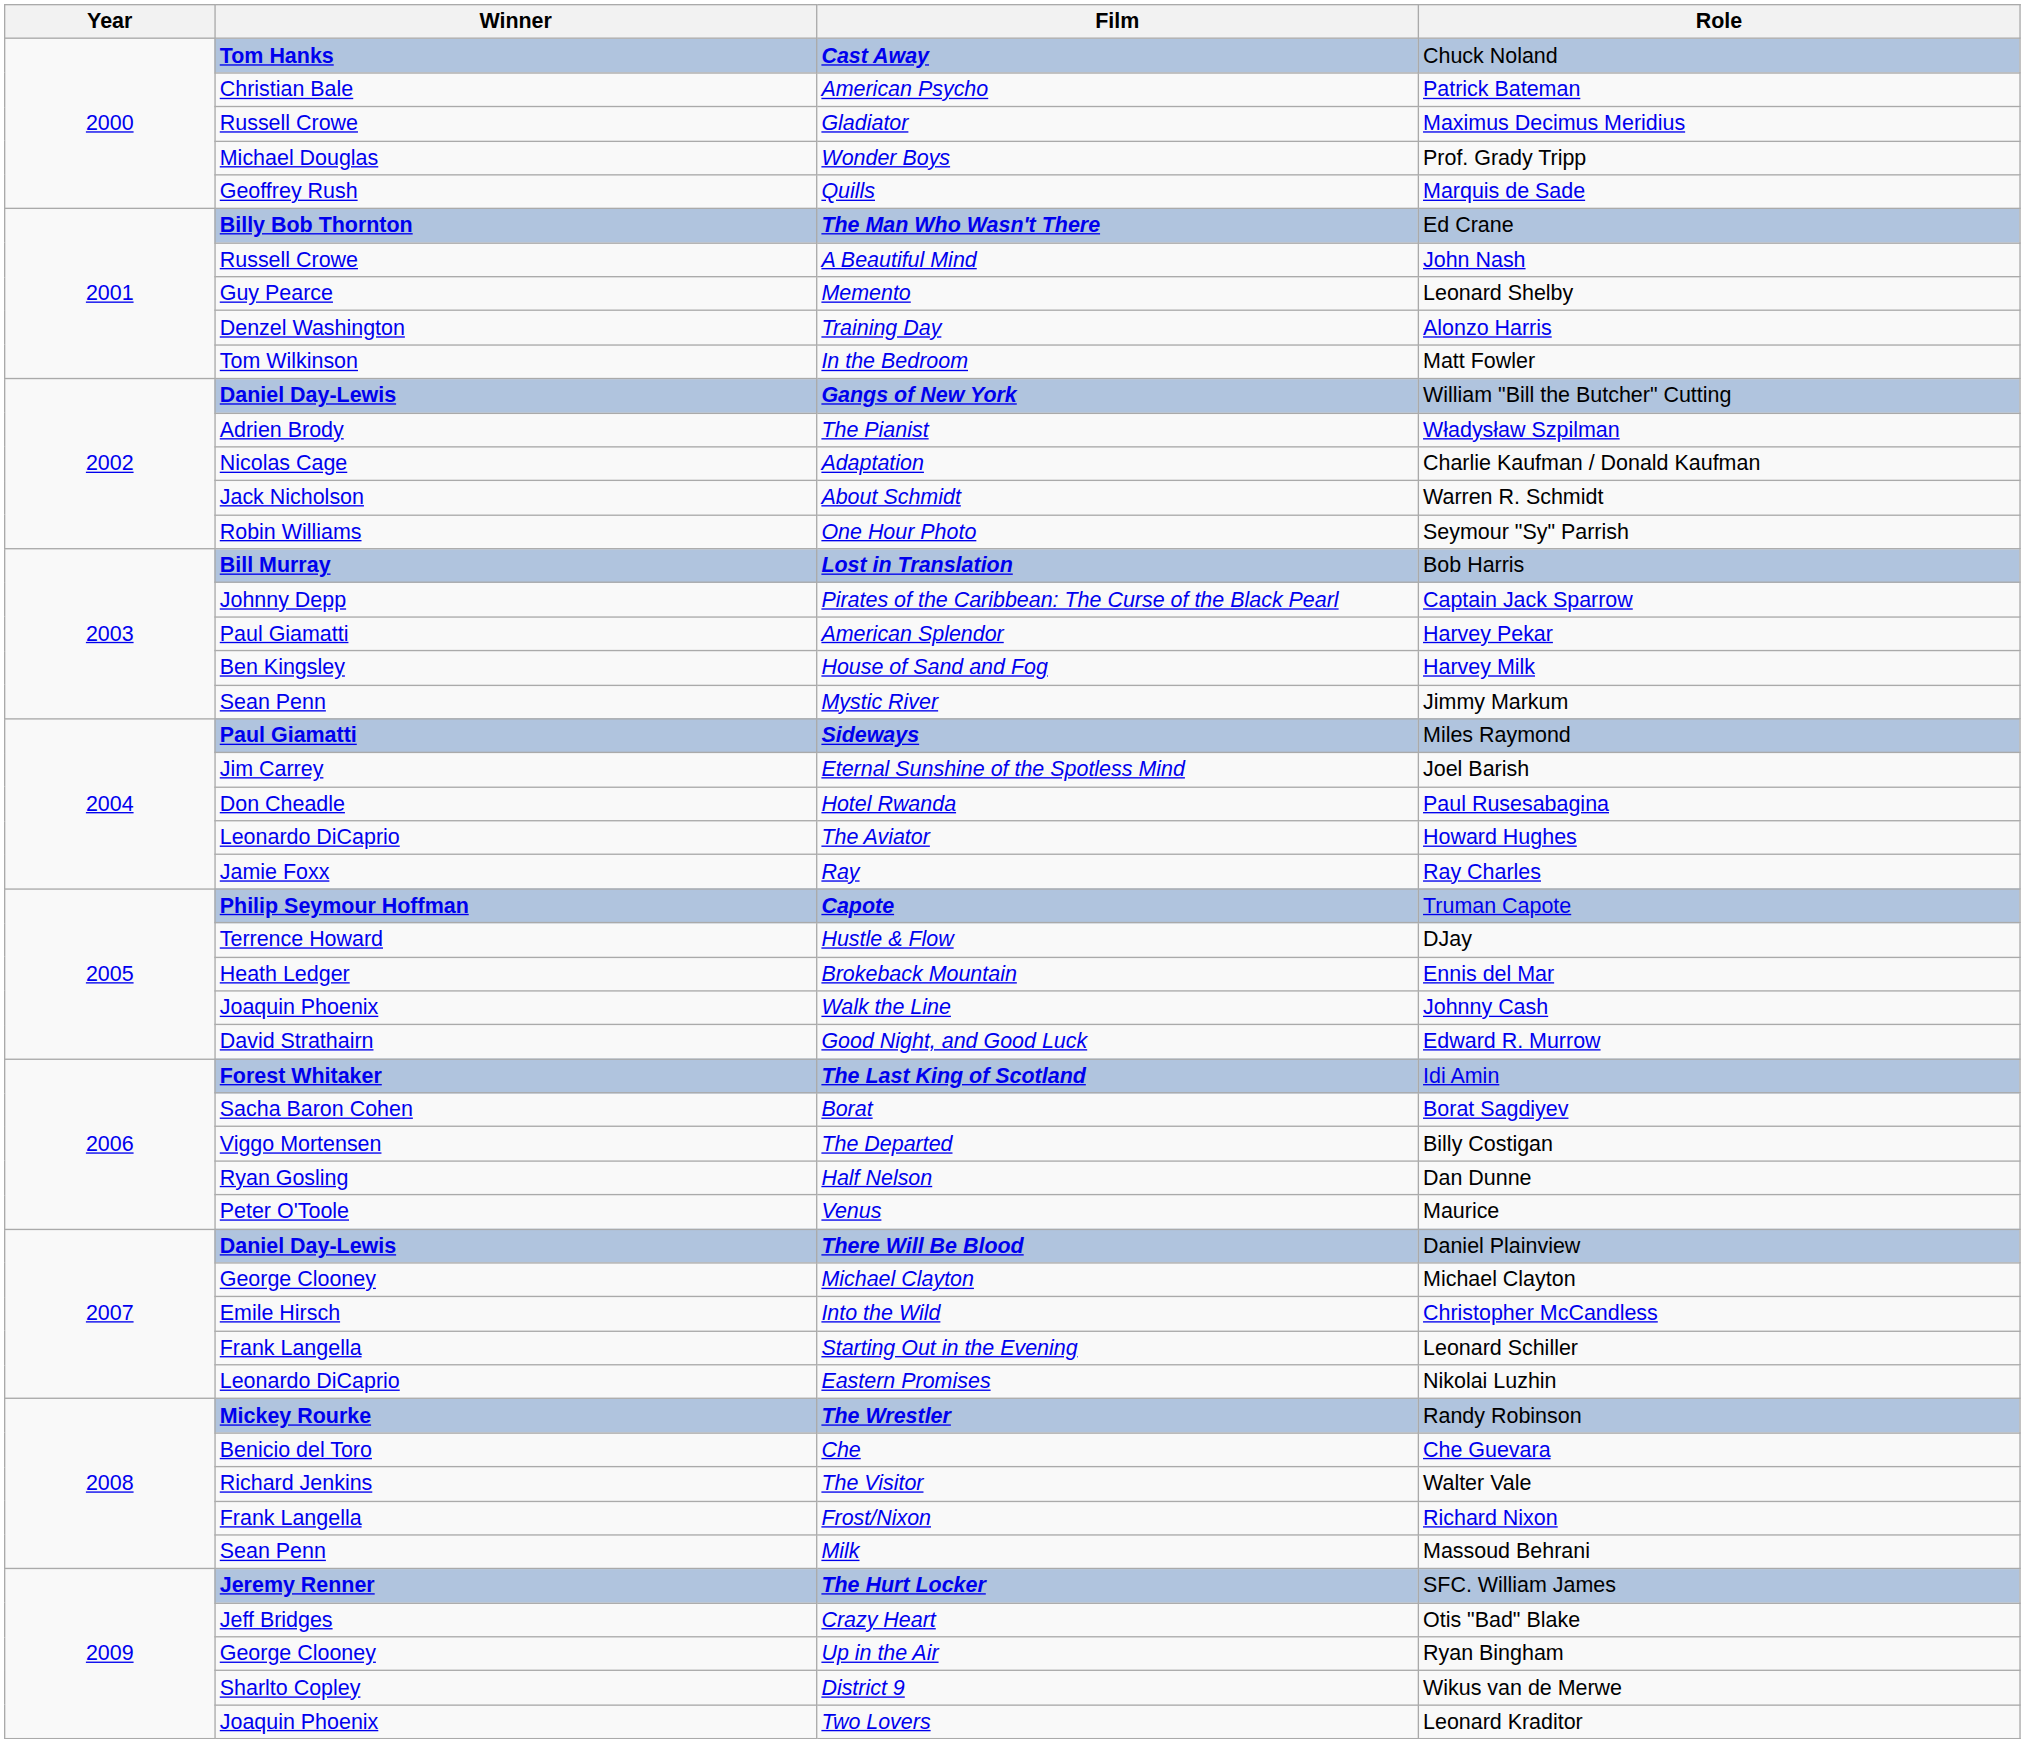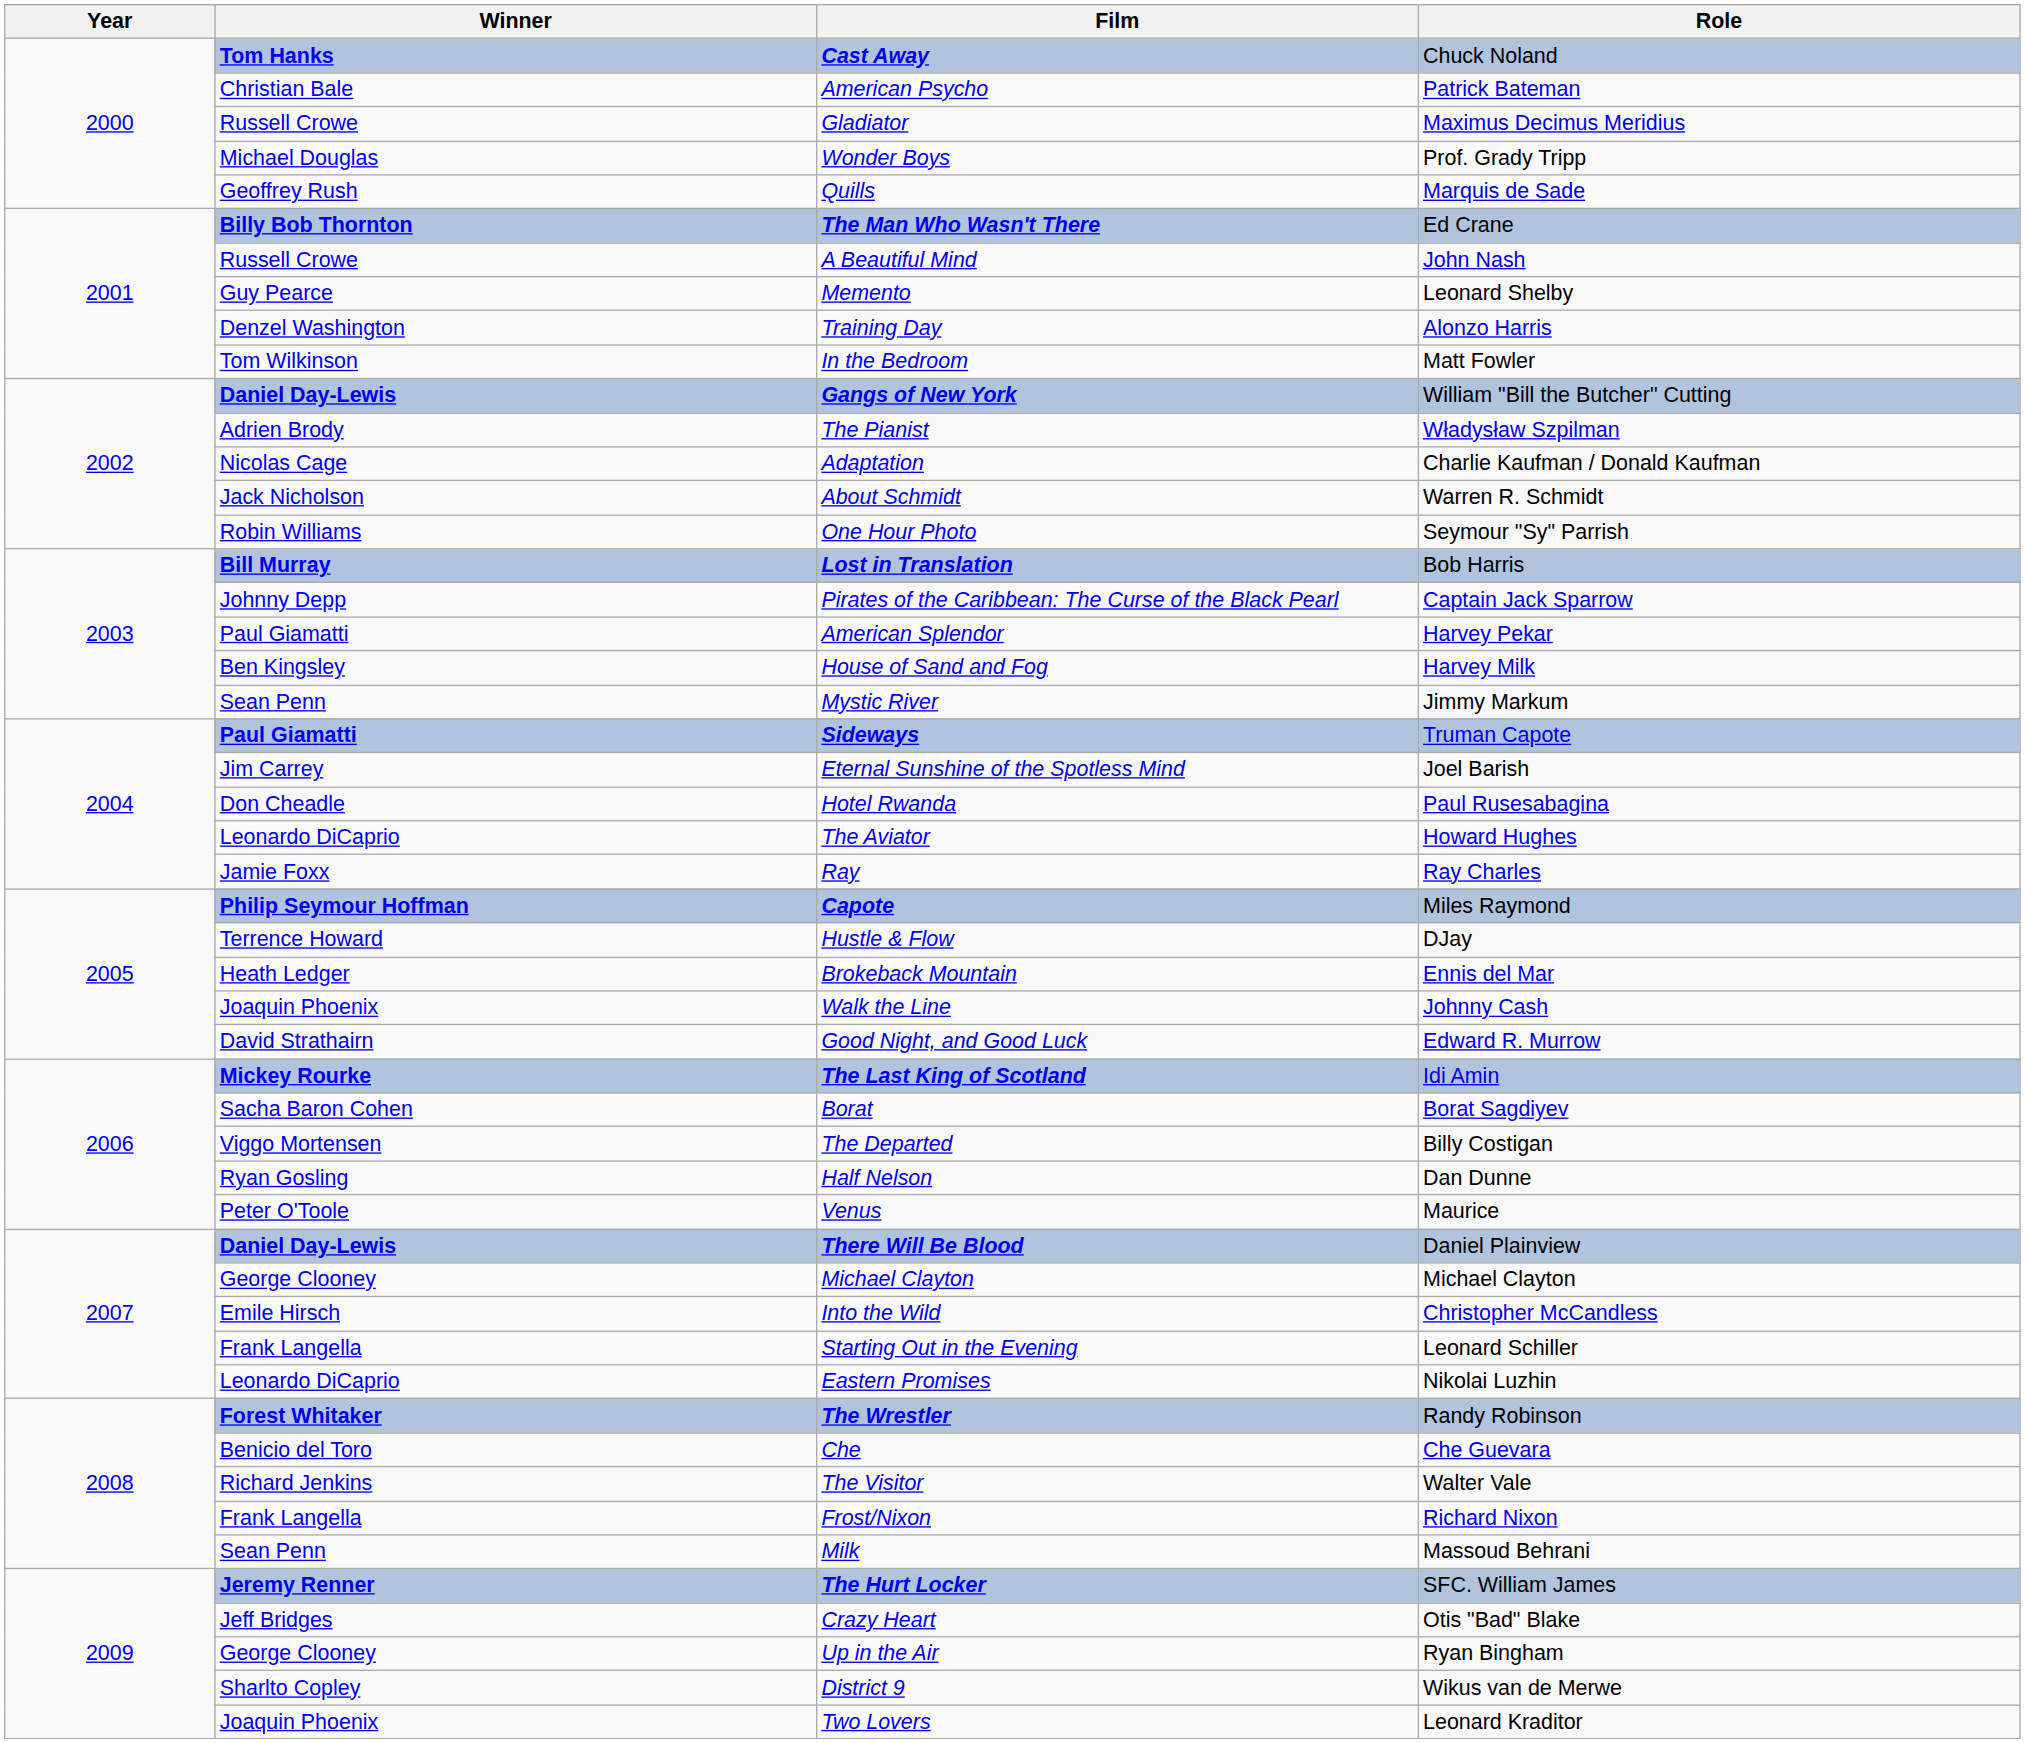(1497, 735) Miles Raymond -> (1497, 735) Truman Capote
(1497, 905) Truman Capote -> (1497, 905) Miles Raymond
(301, 1075) Forest Whitaker -> (295, 1075) Mickey Rourke
(295, 1415) Mickey Rourke -> (301, 1415) Forest Whitaker
